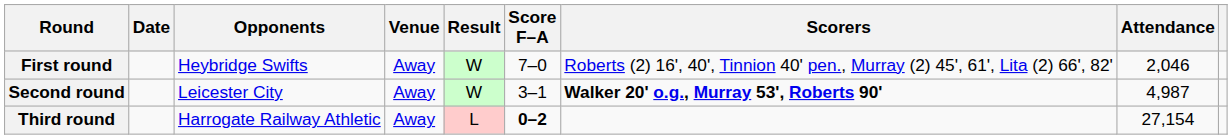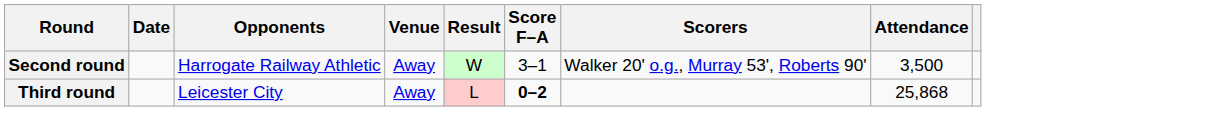- row: (67, 65)
(230, 92) Leicester City -> (279, 65) Harrogate Railway Athletic
(723, 92) bold -> (715, 65) normal
(1168, 92) 4,987 -> (922, 65) 3,500
(279, 119) Harrogate Railway Athletic -> (230, 92) Leicester City
(1168, 119) 27,154 -> (922, 92) 25,868
